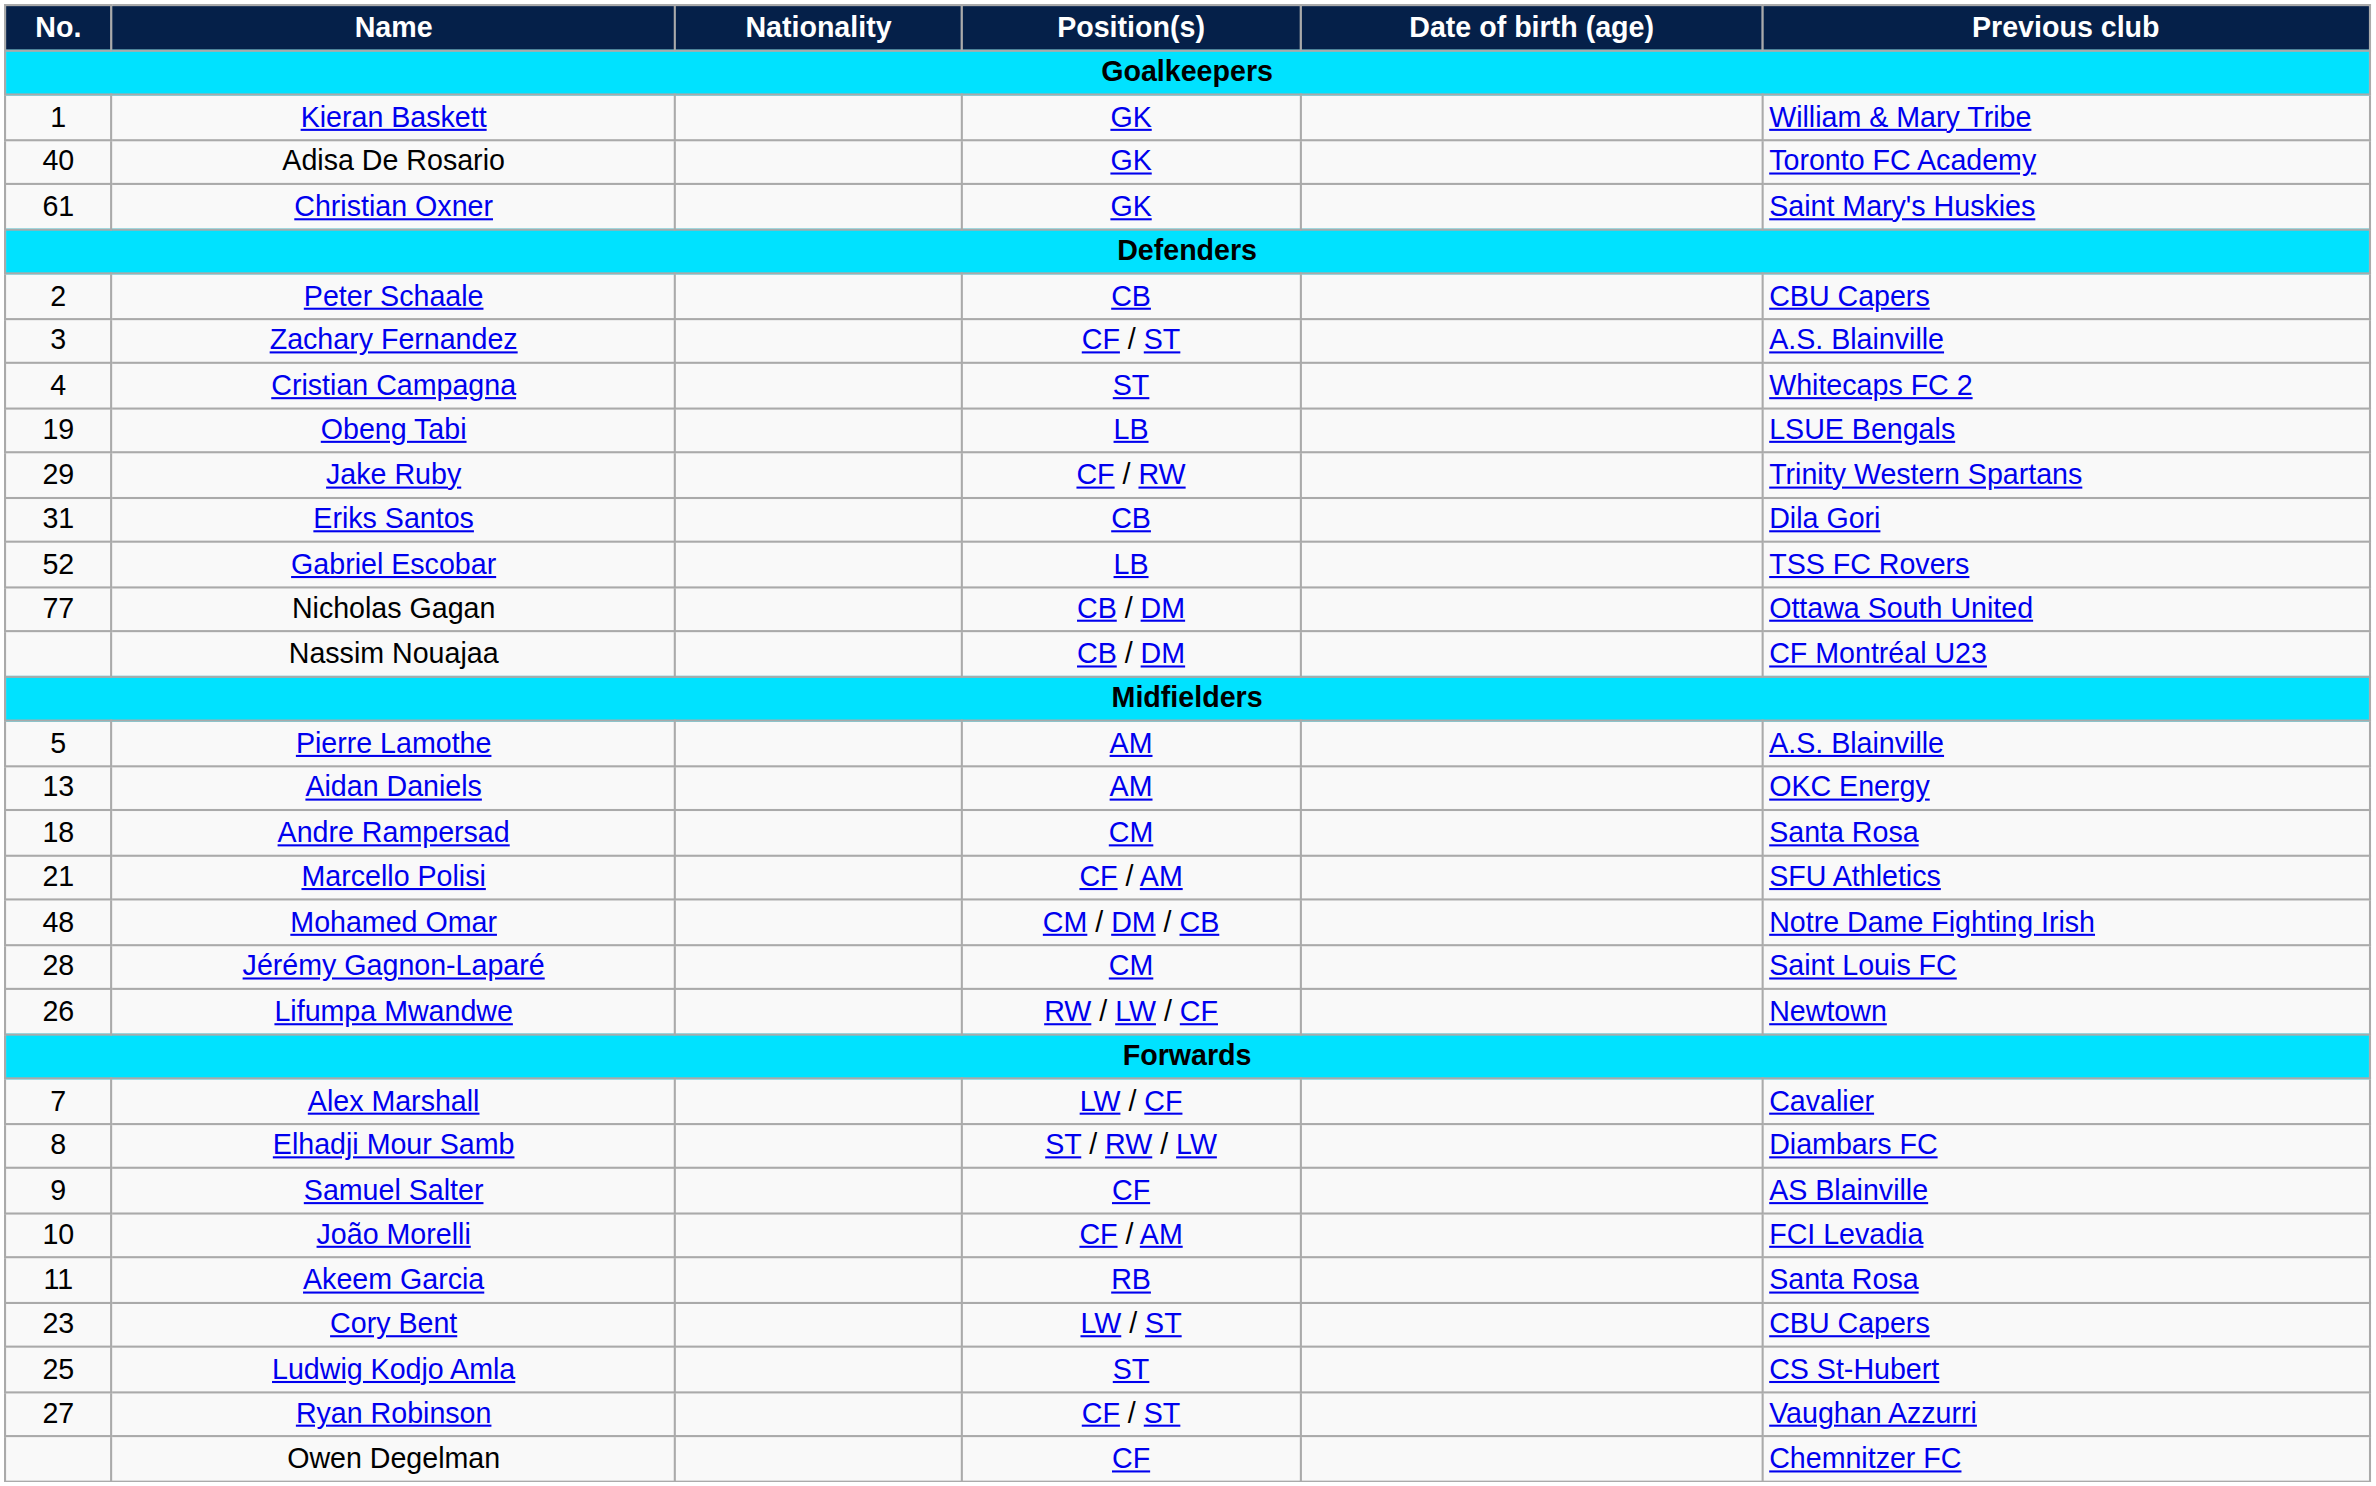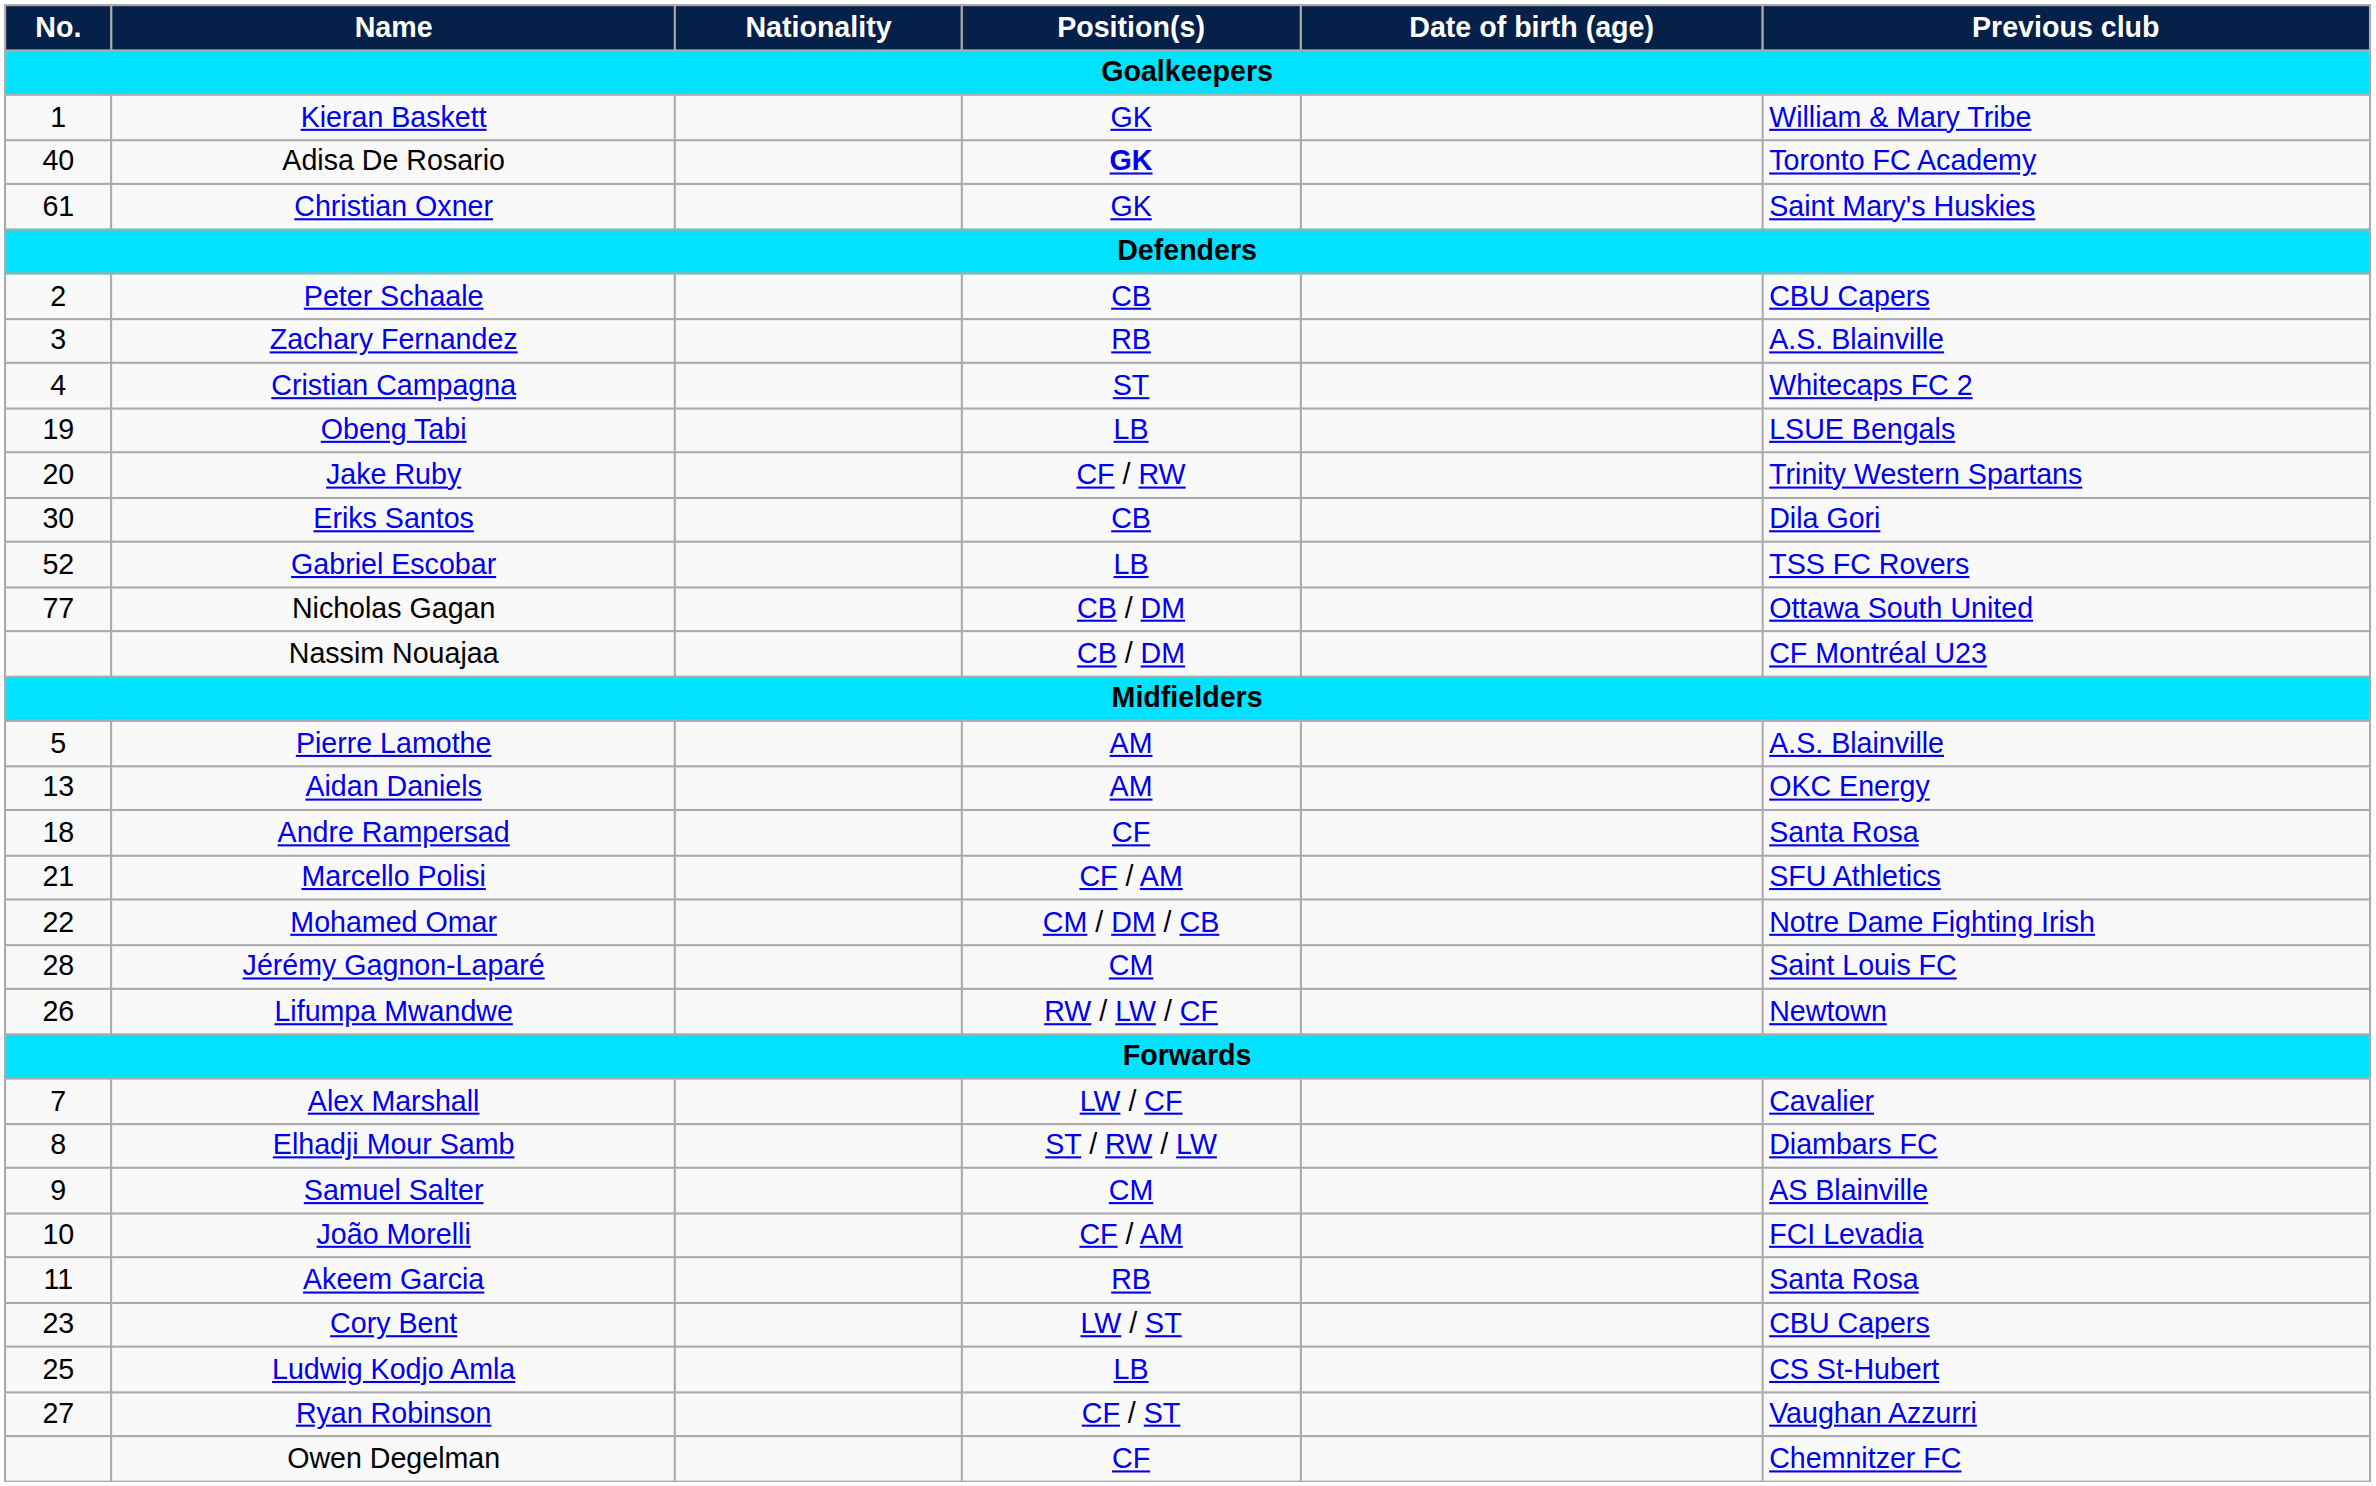(1131, 161) normal -> (1131, 161) bold
(1131, 340) CF / ST -> (1131, 340) RB
(58, 474) 29 -> (58, 474) 20
(58, 519) 31 -> (58, 519) 30
(1131, 832) CM -> (1131, 832) CF
(58, 922) 48 -> (58, 922) 22
(1131, 1190) CF -> (1131, 1190) CM
(1131, 1369) ST -> (1131, 1369) LB
